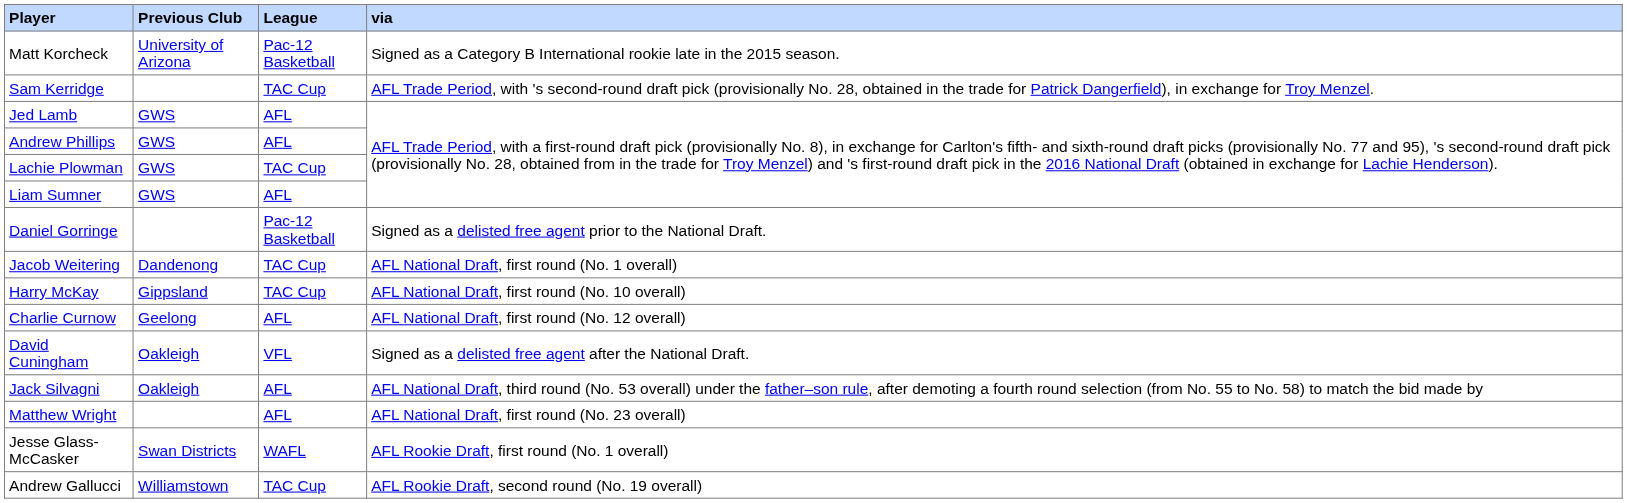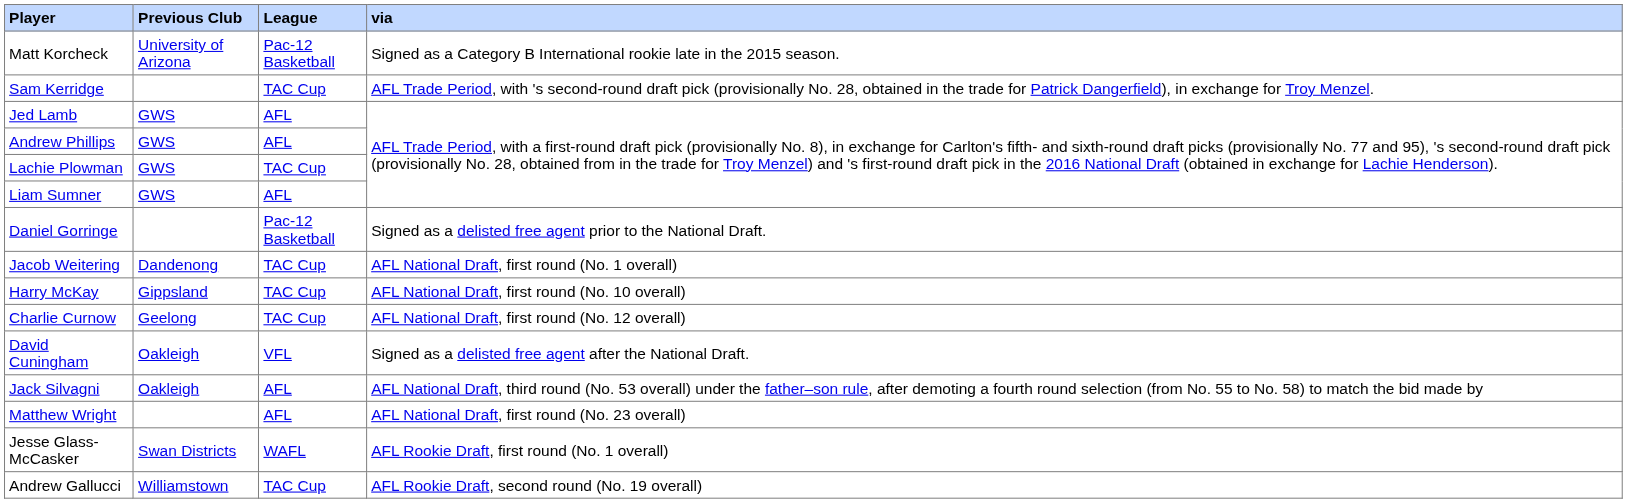(278, 318) AFL -> (295, 318) TAC Cup
